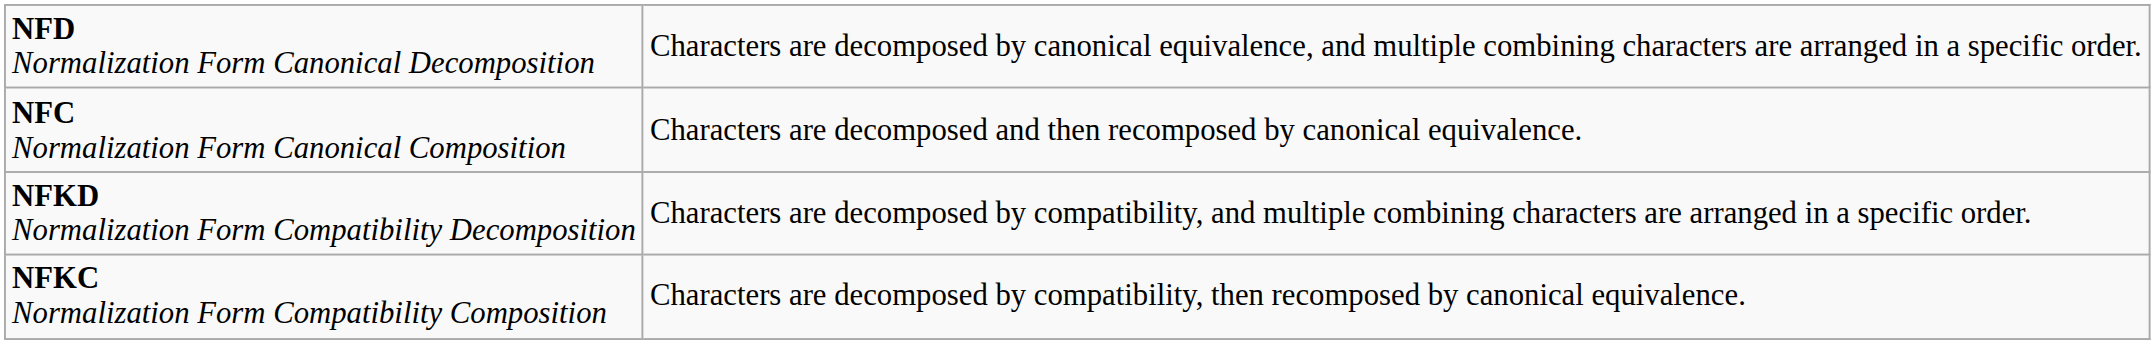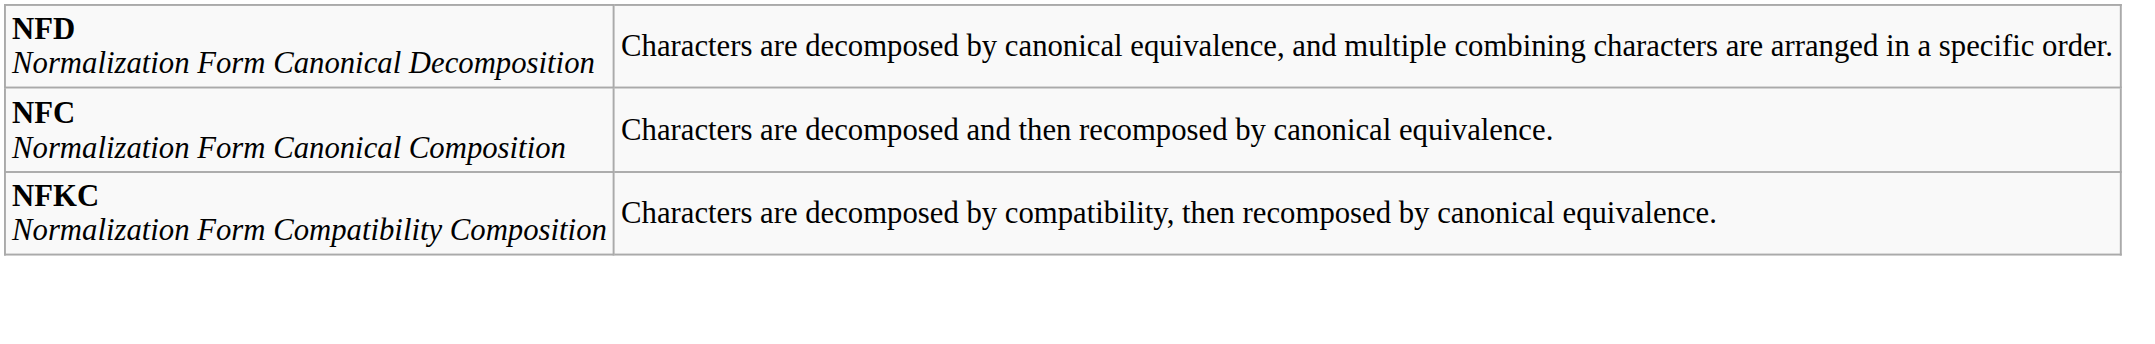- row: (324, 212)
